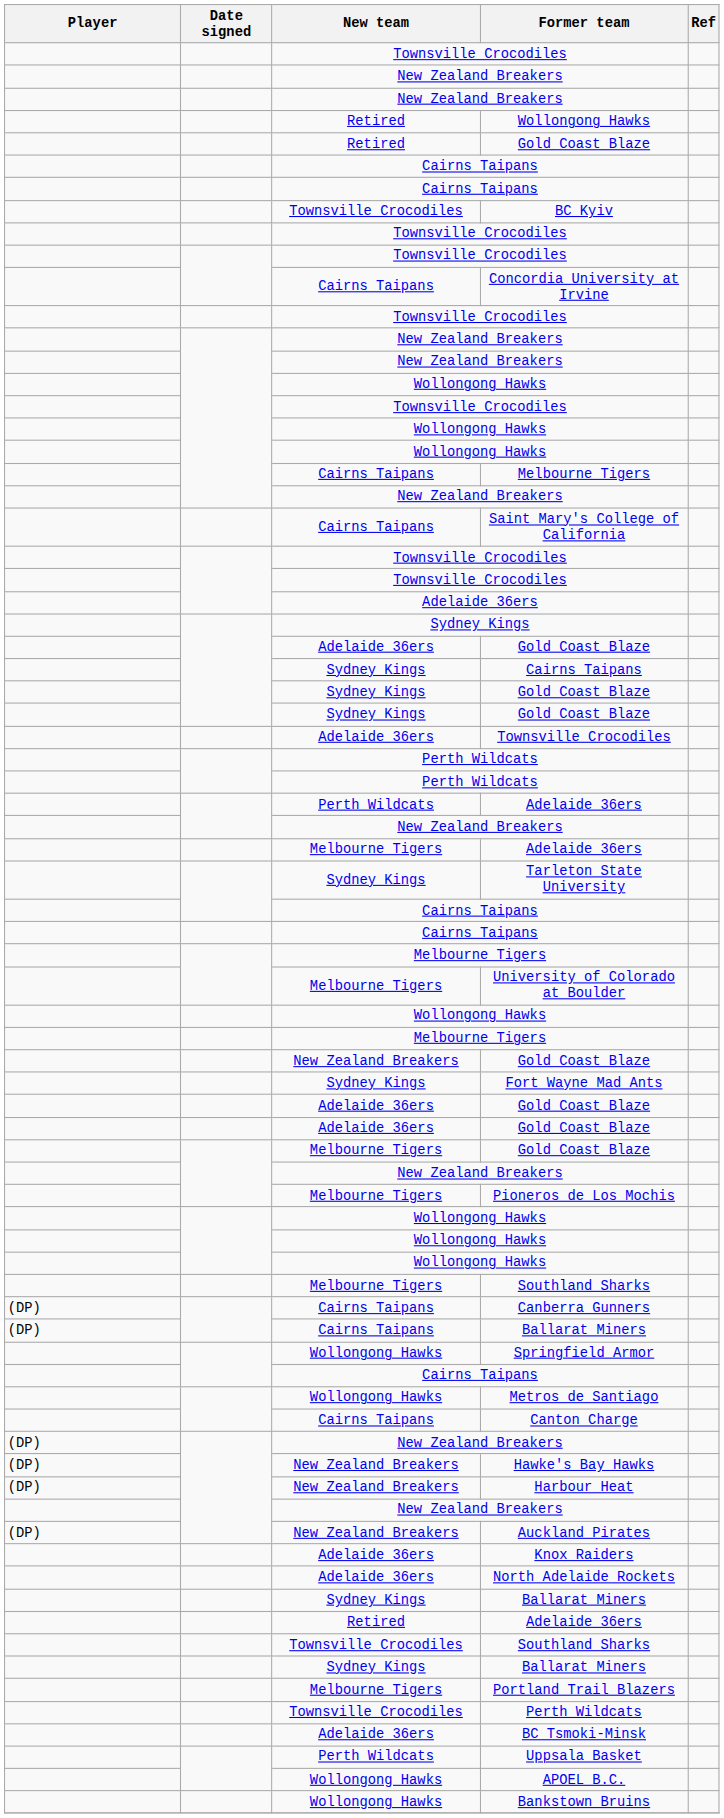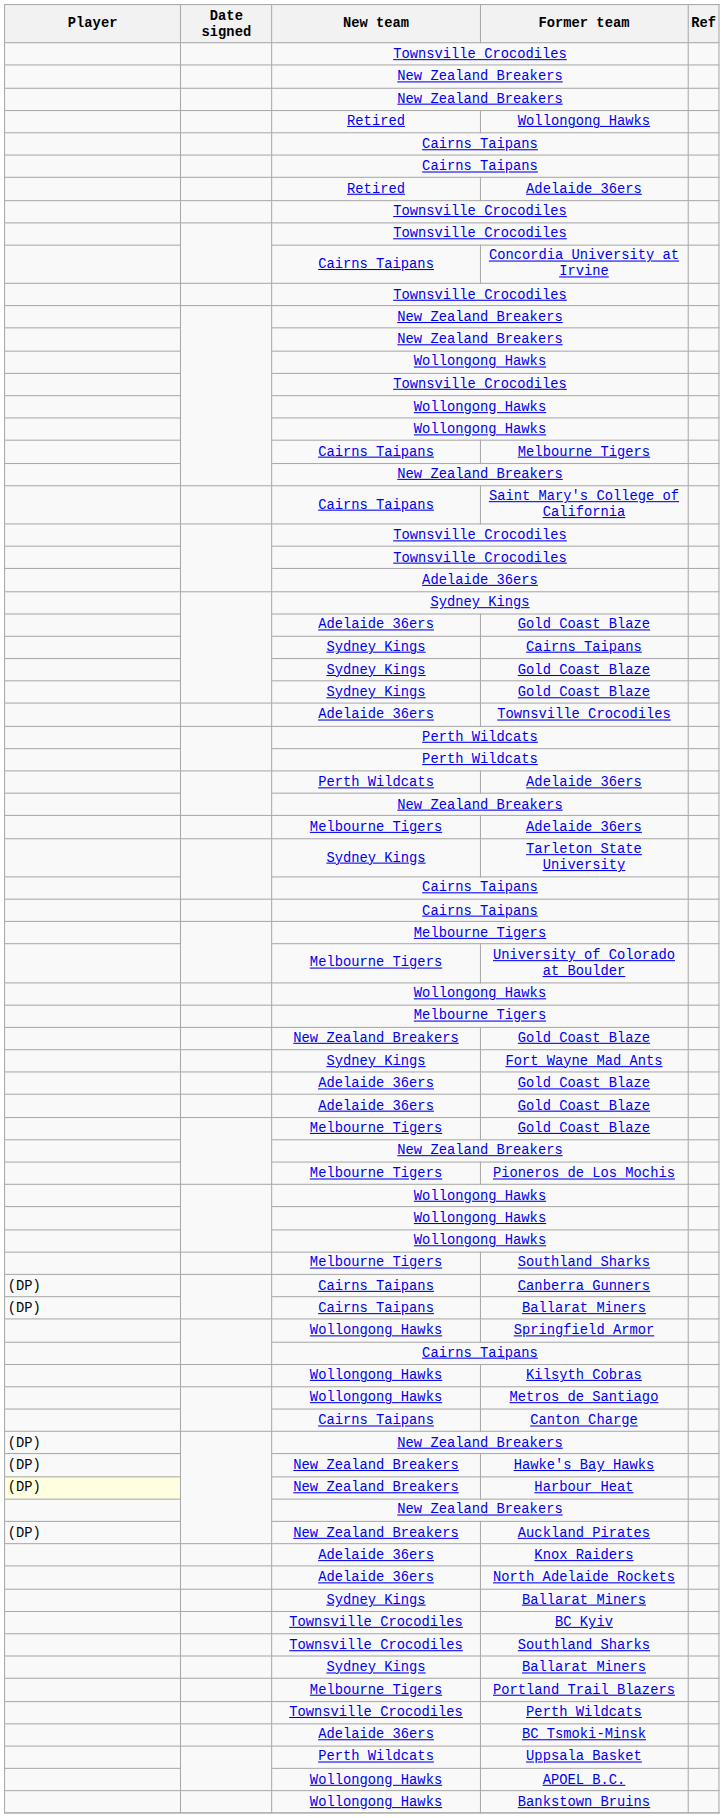- row: (376, 144)
rows swapped: (376, 1622) <-> (376, 211)
+ row: (376, 1375)
(24, 1488) no background -> (24, 1488) lightyellow background
